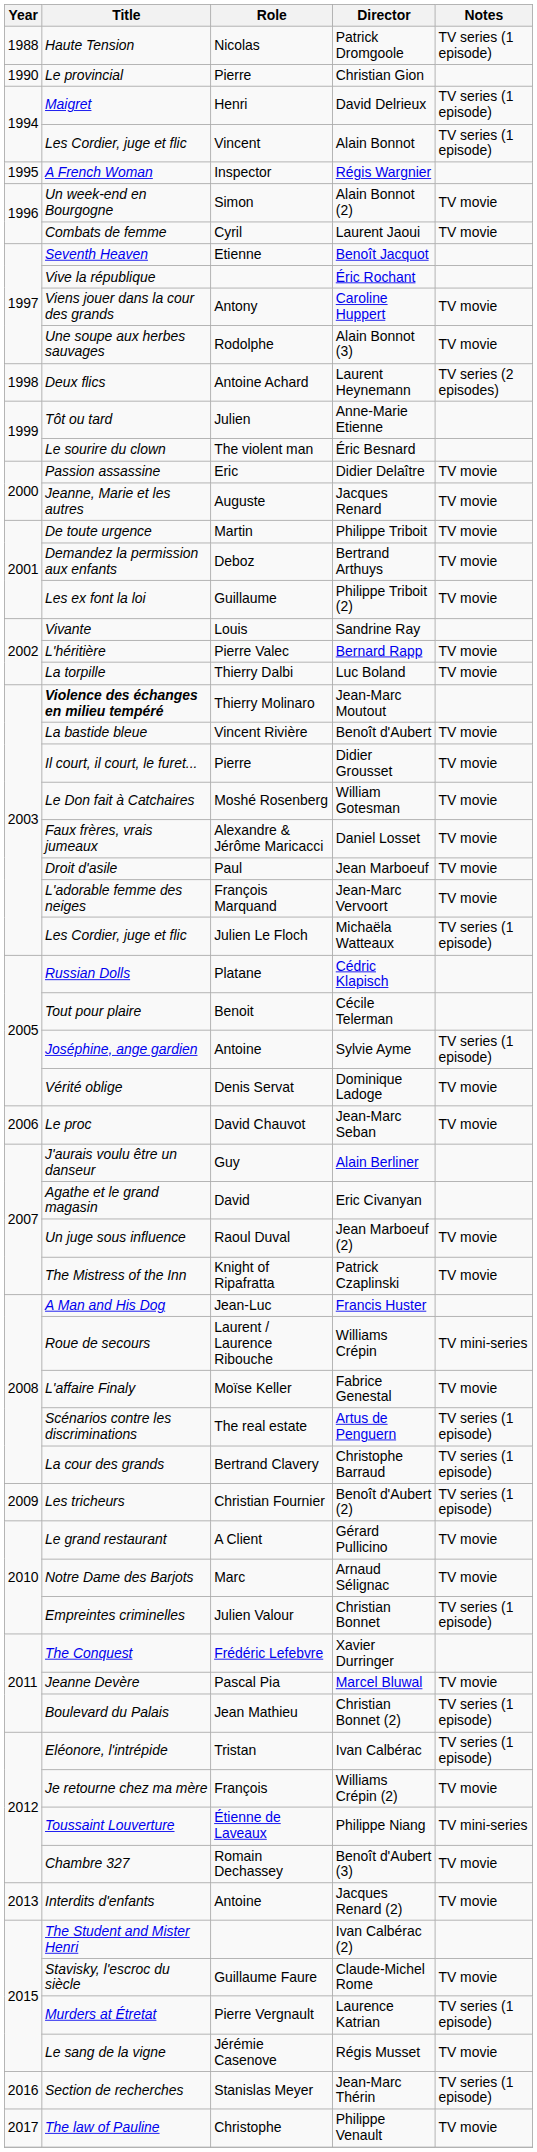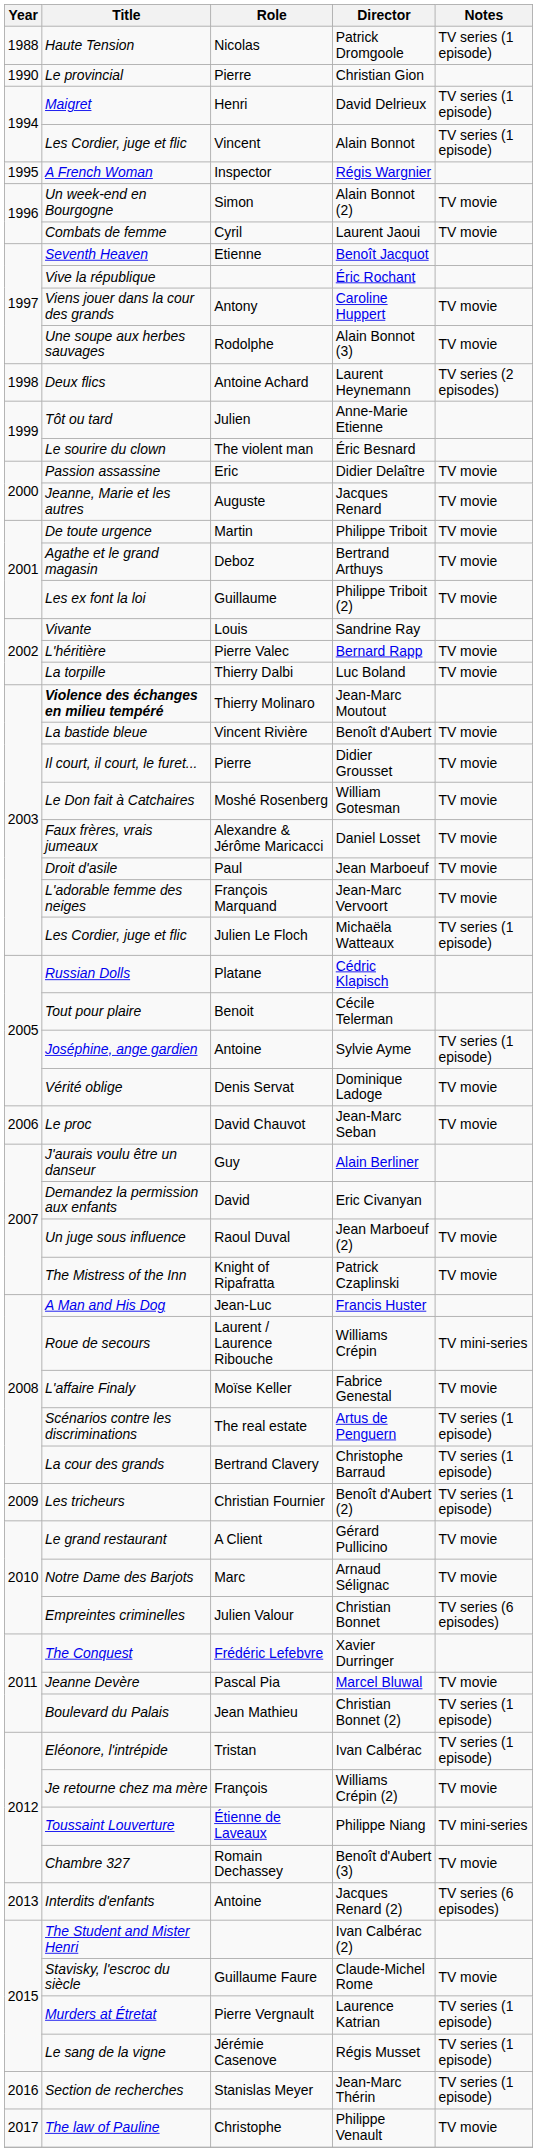(122, 561) Demandez la permission aux enfants -> (102, 561) Agathe et le grand magasin
(102, 1200) Agathe et le grand magasin -> (122, 1200) Demandez la permission aux enfants
(476, 1615) TV series (1 episode) -> (476, 1615) TV series (6 episodes)
(468, 1901) TV movie -> (476, 1901) TV series (6 episodes)
(468, 2052) TV movie -> (476, 2052) TV series (1 episode)
